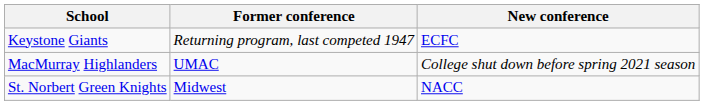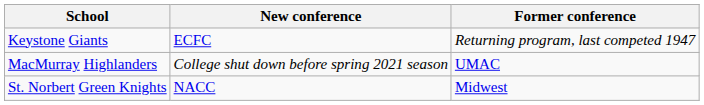columns swapped: (294, 16) <-> (558, 16)
